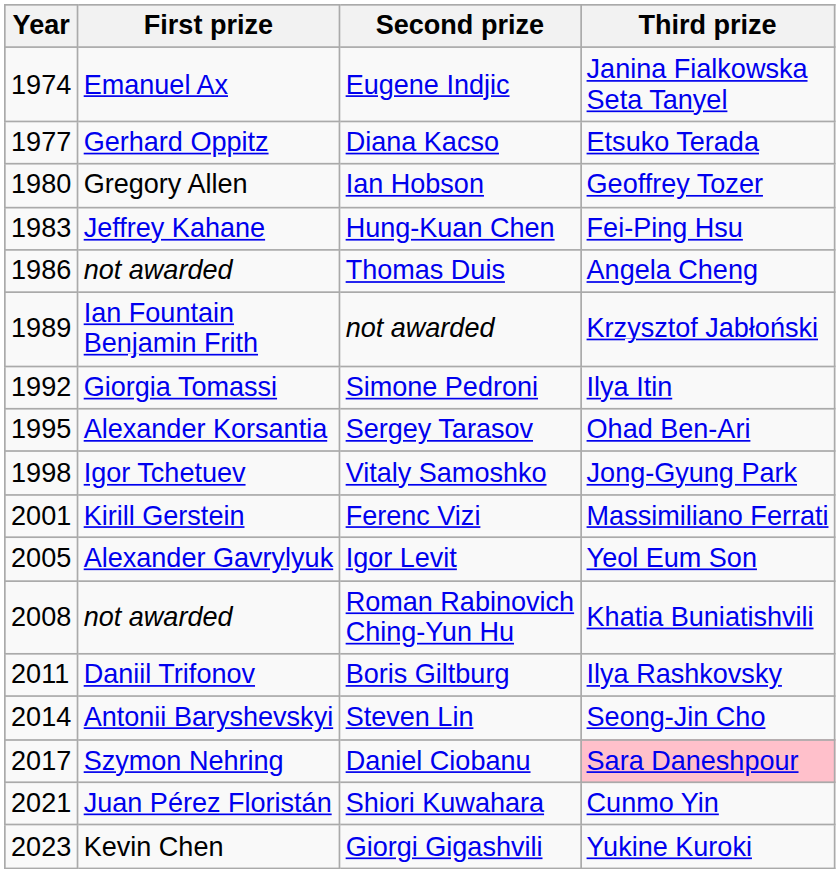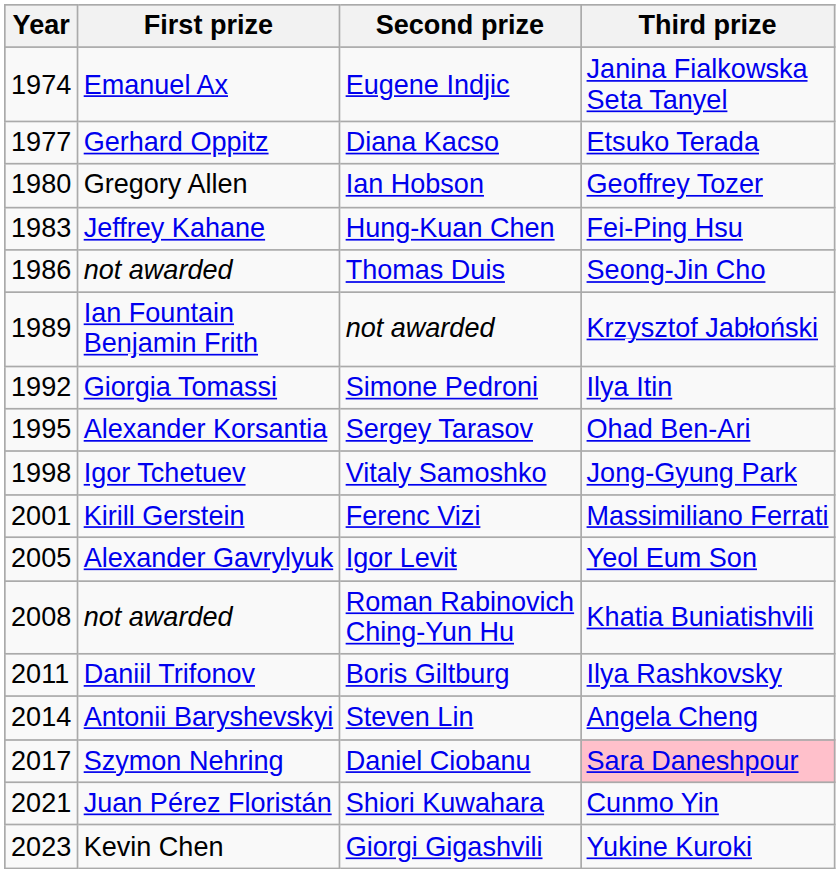(672, 270) Angela Cheng -> (676, 270) Seong-Jin Cho
(676, 717) Seong-Jin Cho -> (672, 717) Angela Cheng
